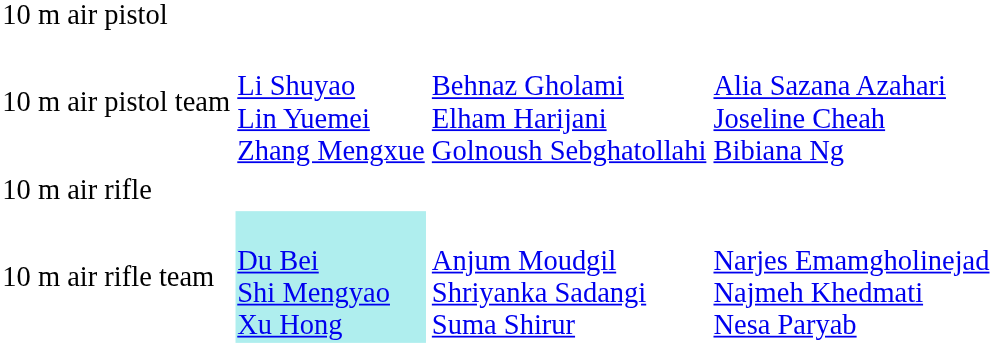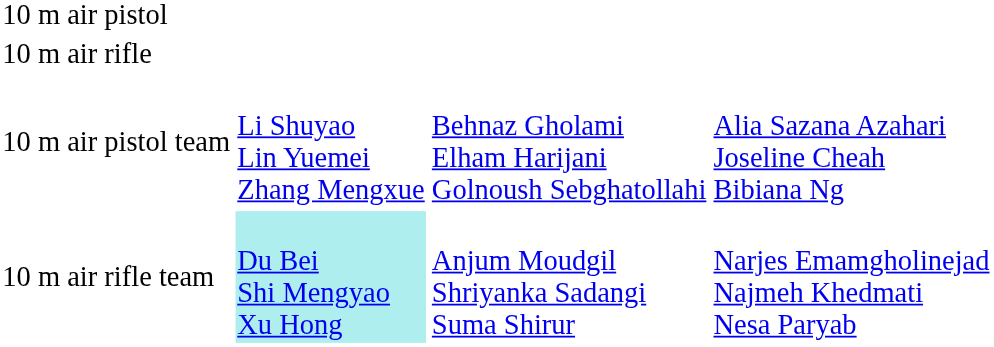rows swapped: (116, 102) <-> (77, 189)
